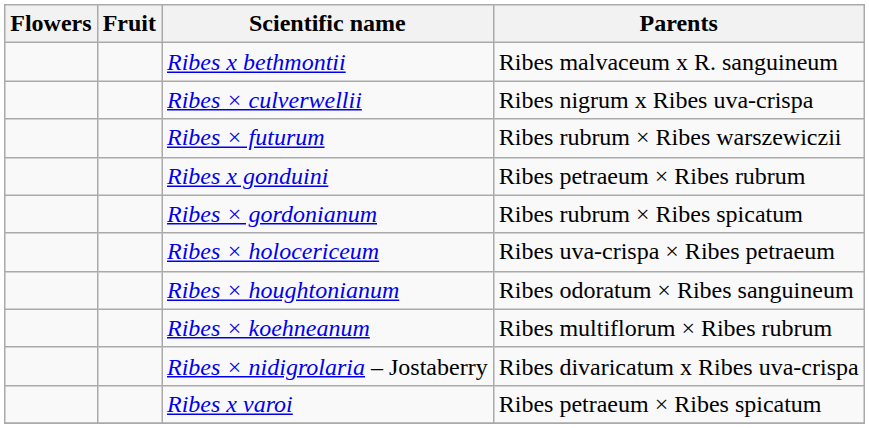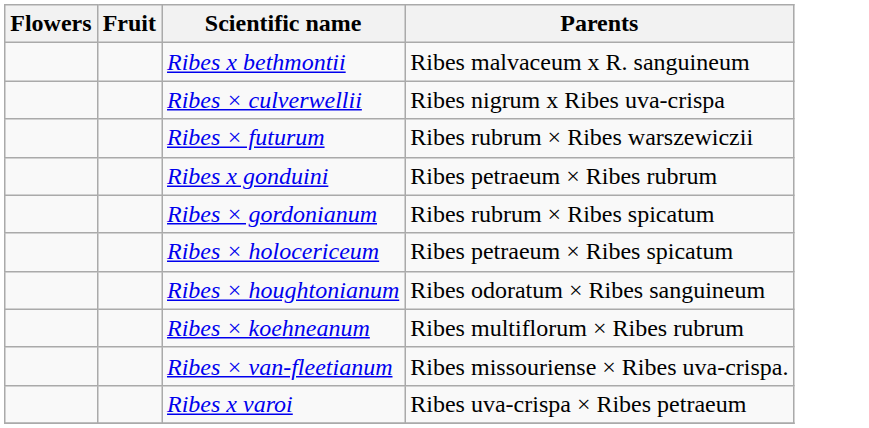(667, 251) Ribes uva-crispa × Ribes petraeum -> (572, 251) Ribes petraeum × Ribes spicatum
- row: (327, 366)
+ row: (280, 366)
(660, 404) Ribes petraeum × Ribes spicatum -> (578, 404) Ribes uva-crispa × Ribes petraeum
